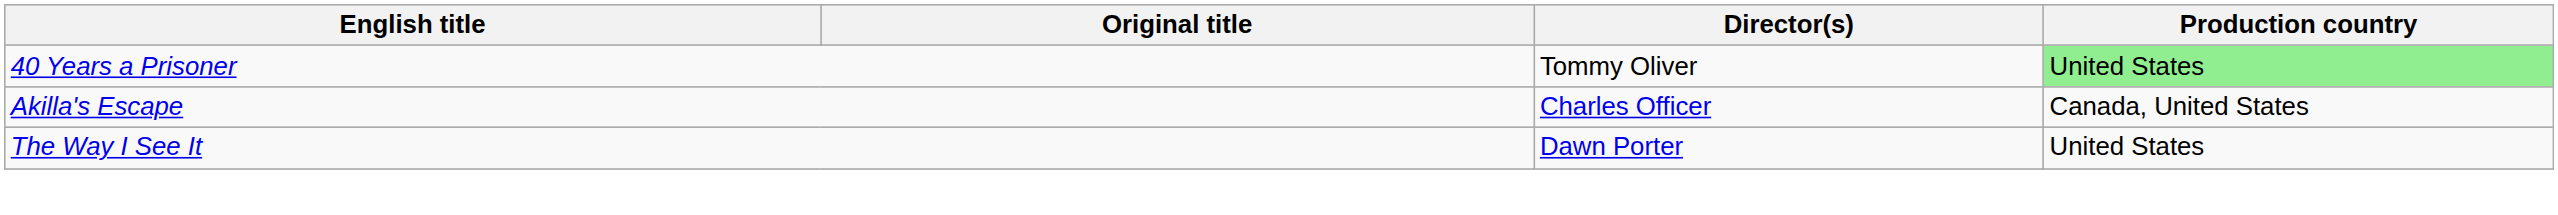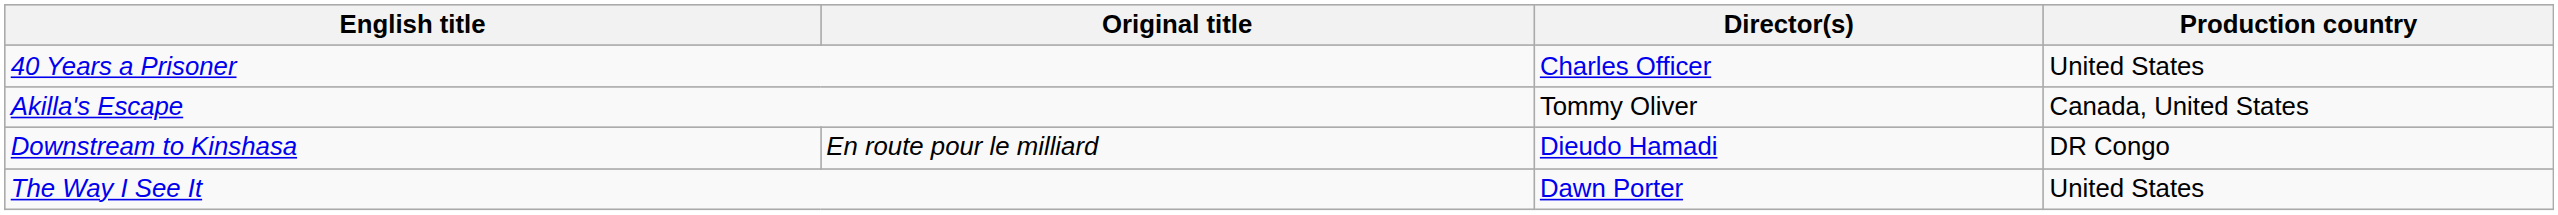(1619, 65) Tommy Oliver -> (1626, 65) Charles Officer
(2127, 65) lightgreen background -> (2127, 65) no background
(1626, 106) Charles Officer -> (1619, 106) Tommy Oliver
+ row: (154, 147)
